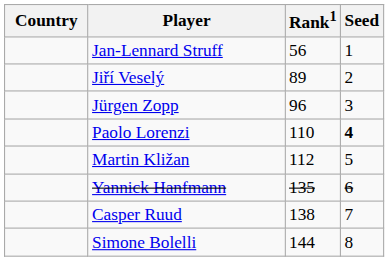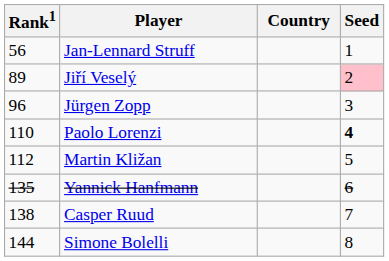columns swapped: (46, 20) <-> (313, 20)
(349, 77) no background -> (349, 77) pink background
